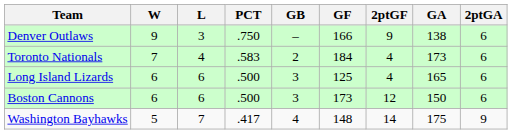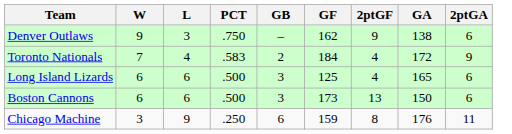(342, 35) 166 -> (328, 35) 162
(437, 56) 173 -> (422, 56) 172
(484, 56) 6 -> (469, 56) 9
(390, 98) 12 -> (375, 98) 13
- row: (68, 118)
+ row: (54, 118)
